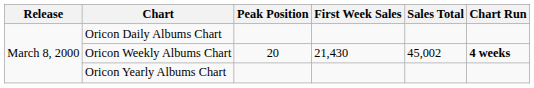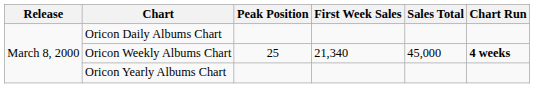(273, 53) 20 -> (273, 53) 25
(331, 53) 21,430 -> (331, 53) 21,340
(424, 53) 45,002 -> (424, 53) 45,000
